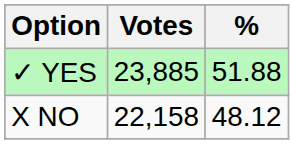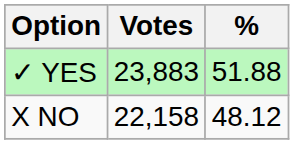(156, 71) 23,885 -> (156, 71) 23,883
